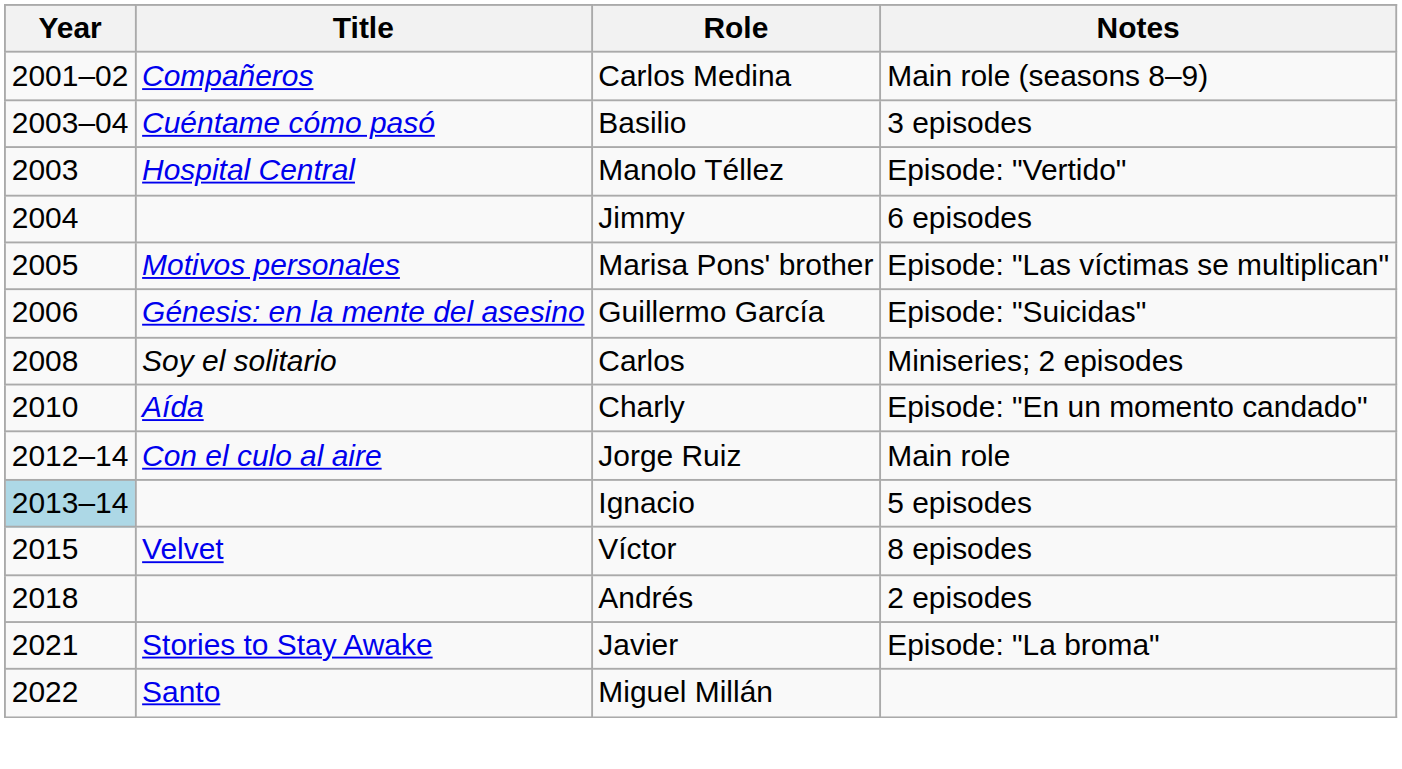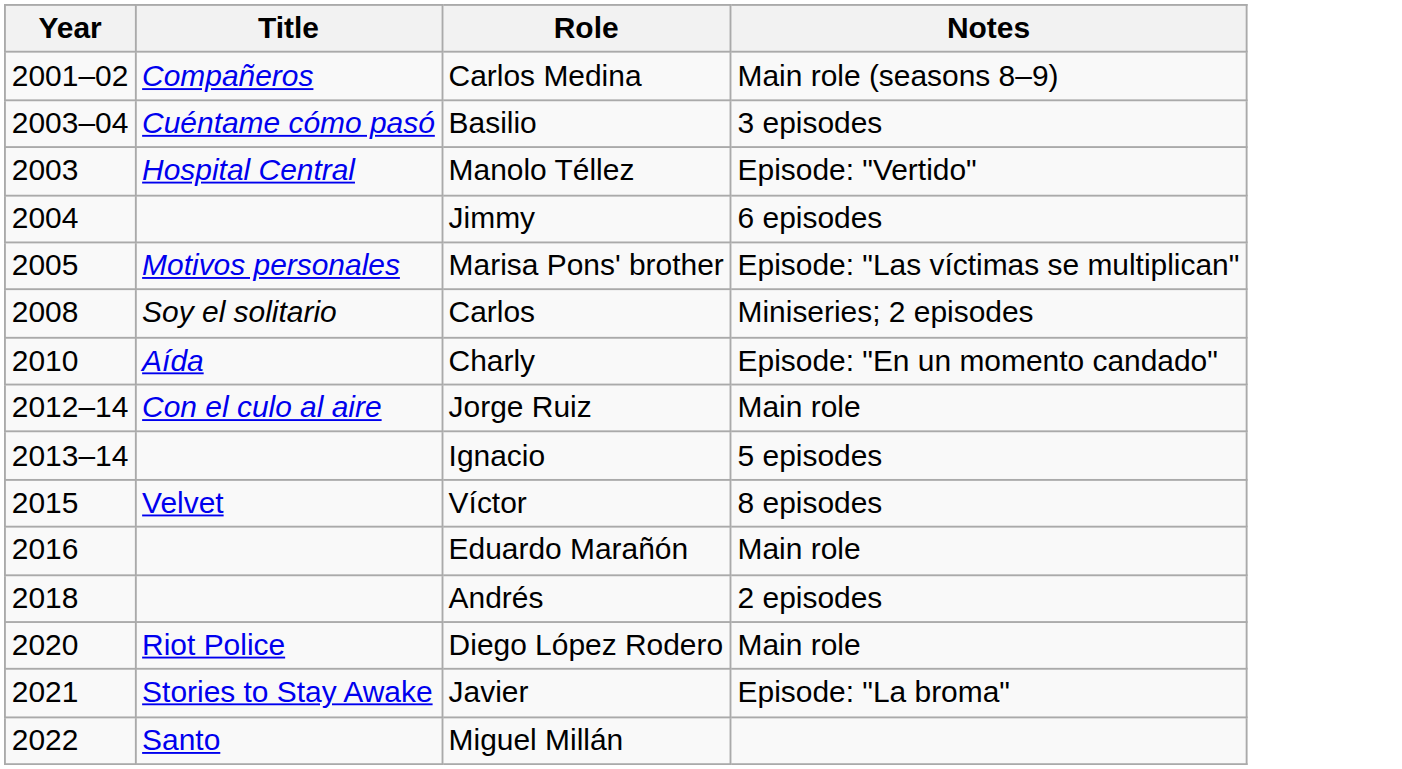- row: (711, 312)
(70, 502) lightblue background -> (70, 455) no background
+ row: (568, 550)
+ row: (586, 645)
